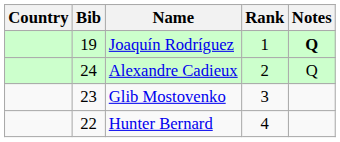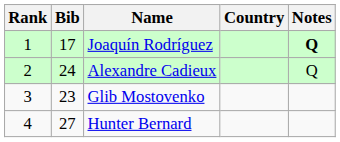columns swapped: (265, 17) <-> (38, 17)
(89, 44) 19 -> (67, 44) 17
(89, 123) 22 -> (67, 123) 27
